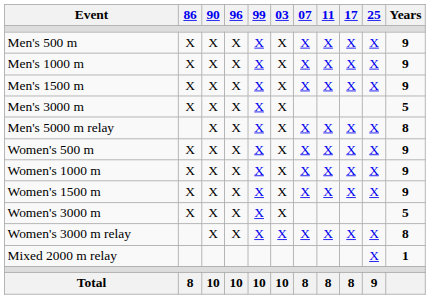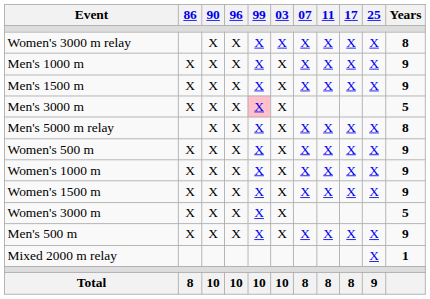rows swapped: (42, 42) <-> (69, 234)
(259, 106) no background -> (259, 106) pink background
